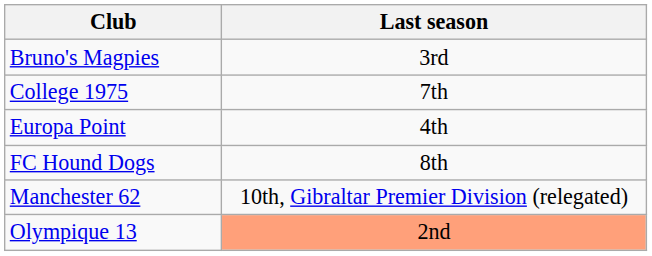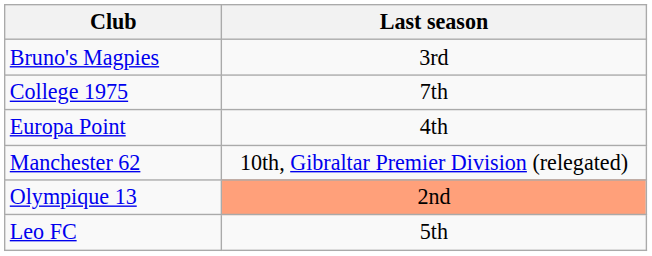- row: (82, 162)
+ row: (43, 232)
